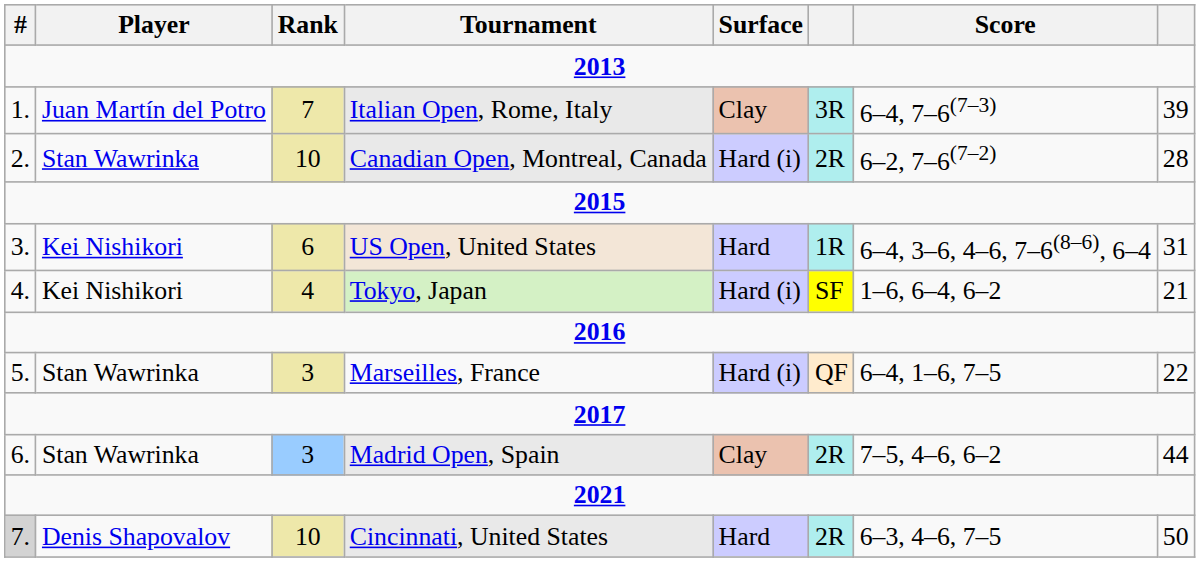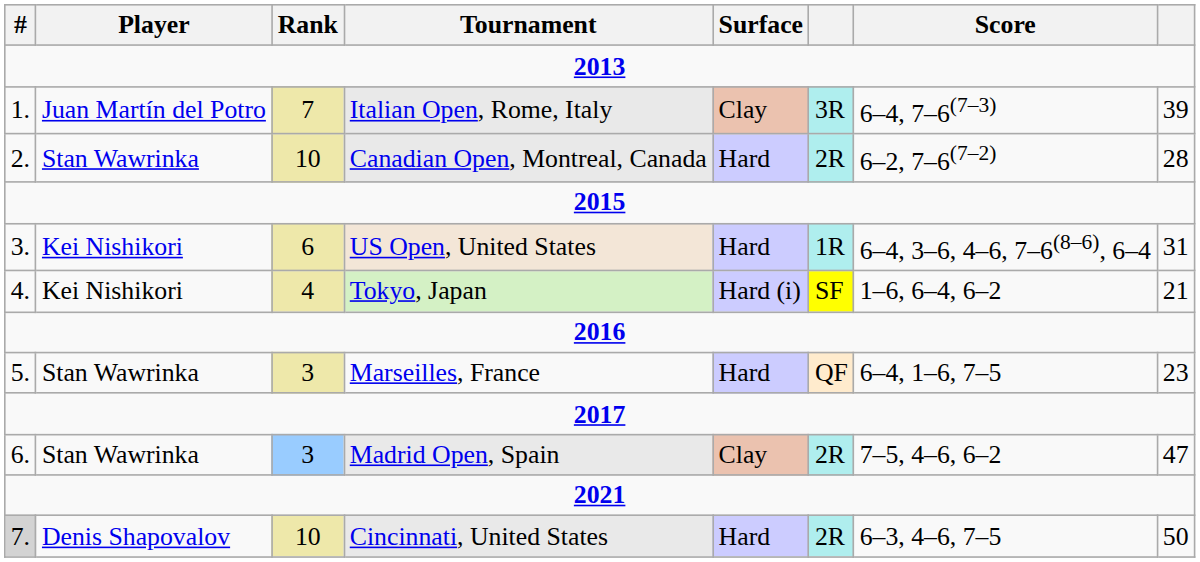(760, 157) Hard (i) -> (744, 157) Hard
(760, 372) Hard (i) -> (744, 372) Hard
(1176, 372) 22 -> (1176, 372) 23
(1176, 454) 44 -> (1176, 454) 47
